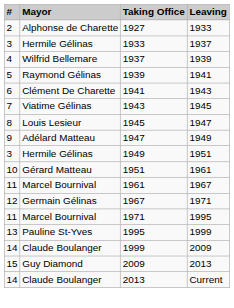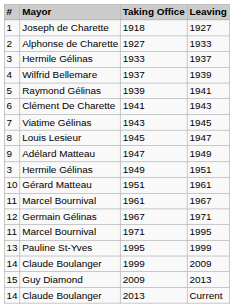+ row: (134, 28)
